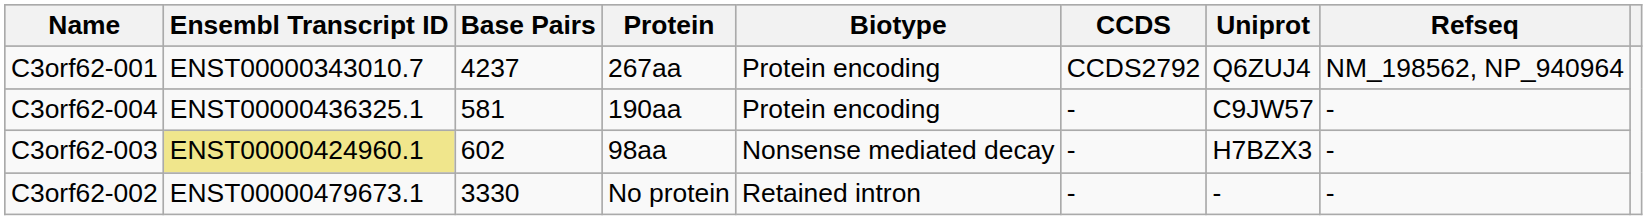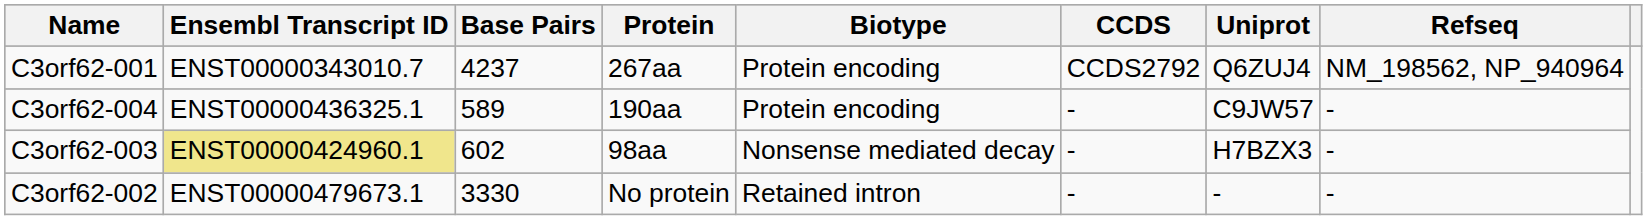(483, 109) 581 -> (483, 109) 589
